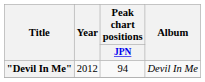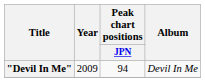(87, 69) 2012 -> (87, 69) 2009
